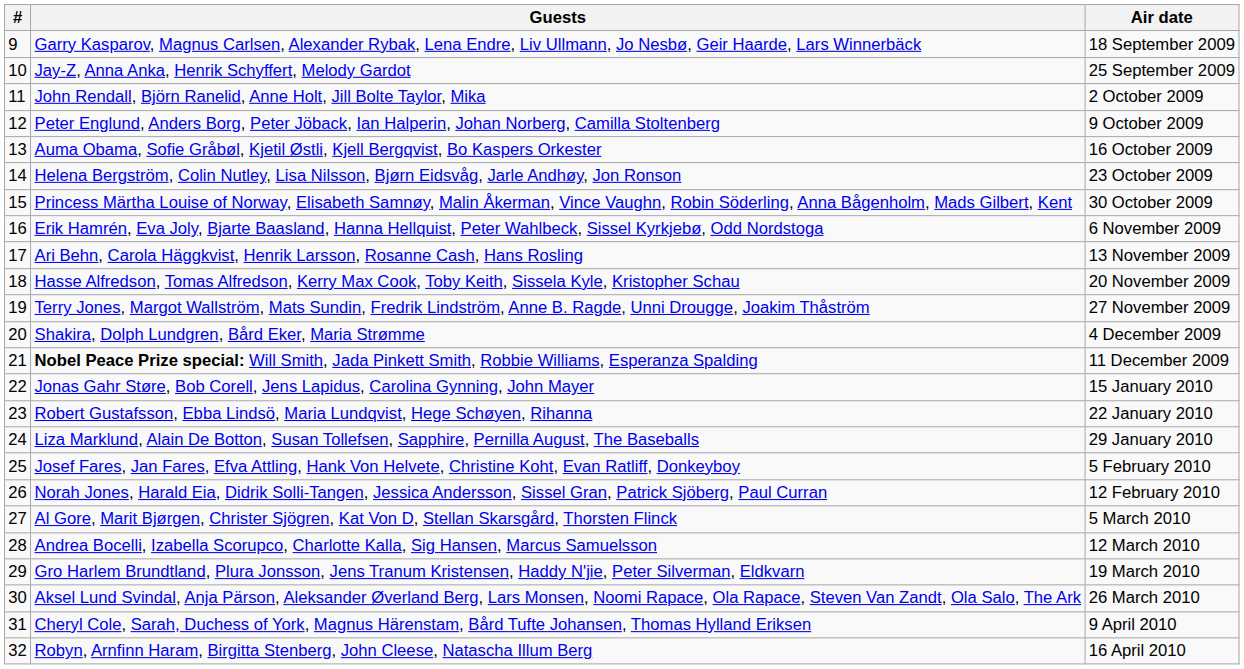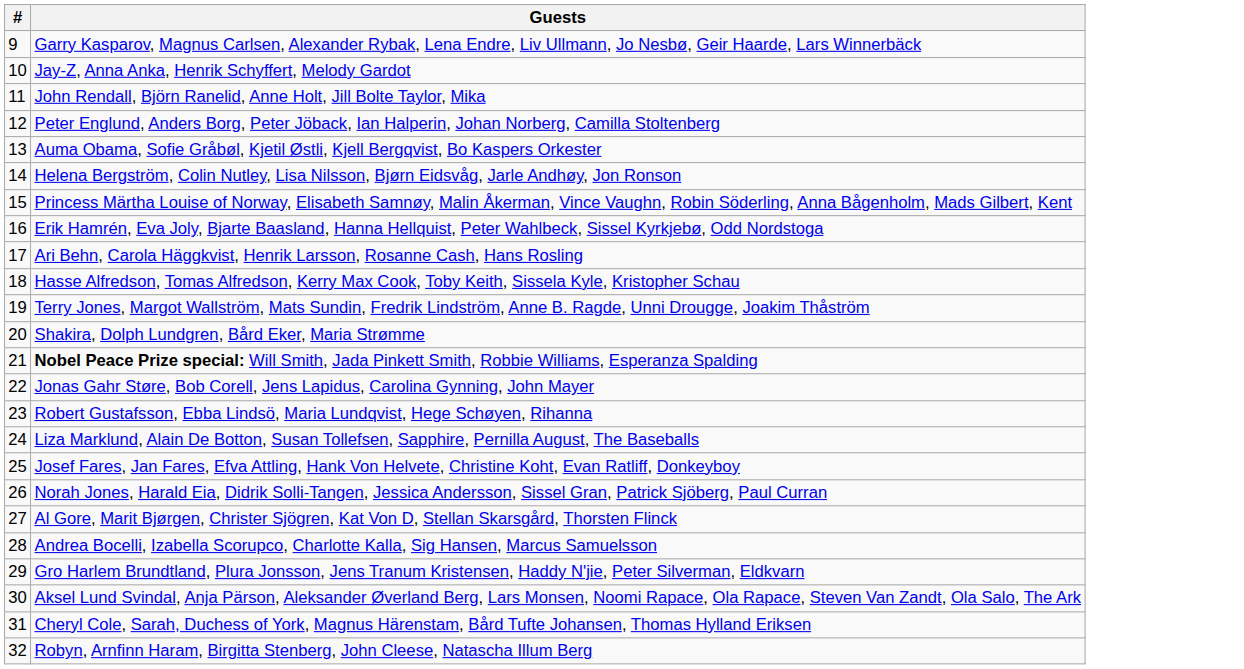- column: (1162, 17)
